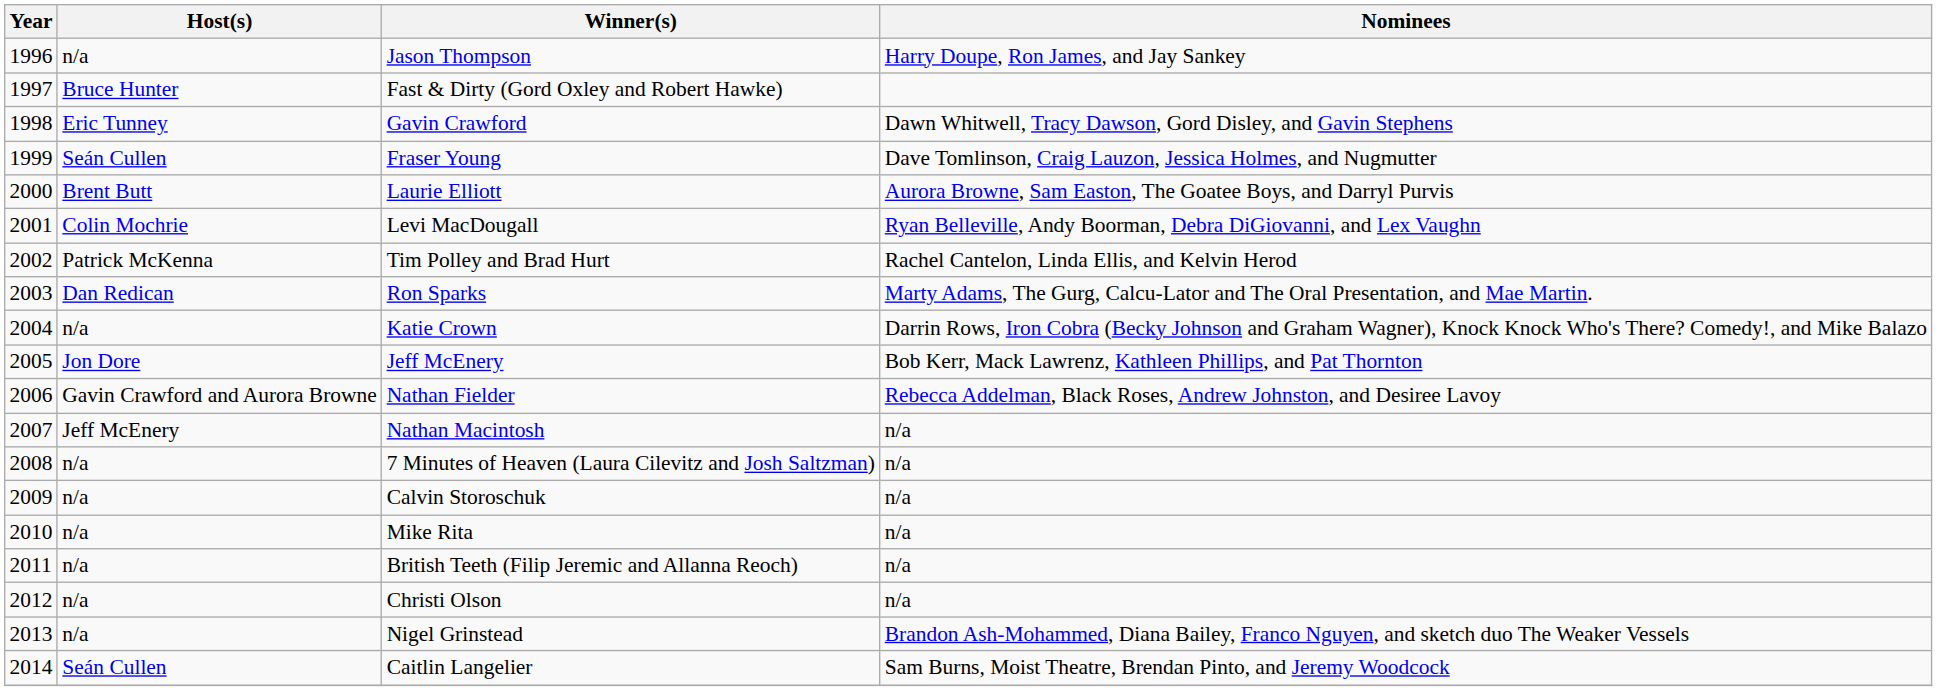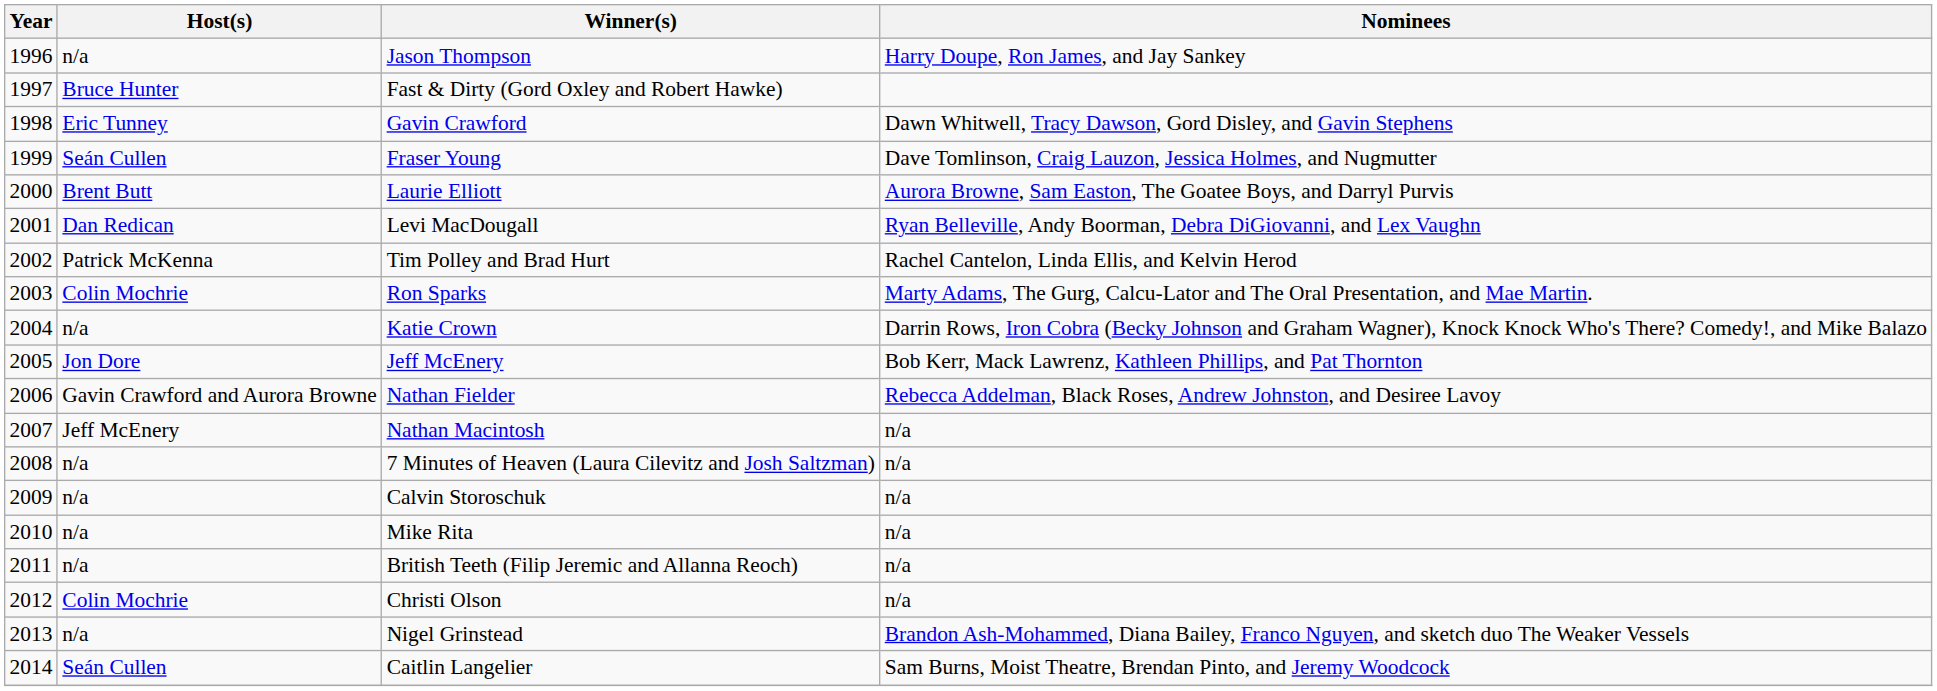(125, 225) Colin Mochrie -> (118, 225) Dan Redican
(118, 293) Dan Redican -> (125, 293) Colin Mochrie
(75, 599) n/a -> (125, 599) Colin Mochrie
